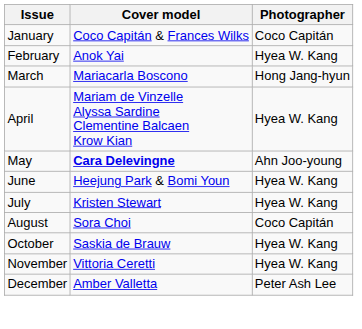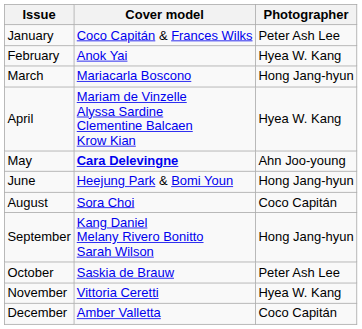(294, 35) Coco Capitán -> (299, 35) Peter Ash Lee
(296, 181) Hyea W. Kang -> (306, 181) Hong Jang-hyun
- row: (19, 202)
+ row: (39, 237)
(296, 243) Hyea W. Kang -> (299, 272) Peter Ash Lee
(296, 284) Peter Ash Lee -> (298, 313) Coco Capitán
